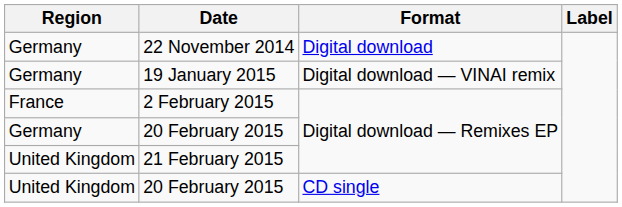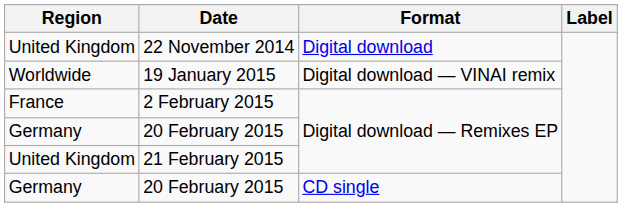(45, 46) Germany -> (72, 46) United Kingdom
(45, 74) Germany -> (50, 74) Worldwide
(72, 187) United Kingdom -> (45, 187) Germany
